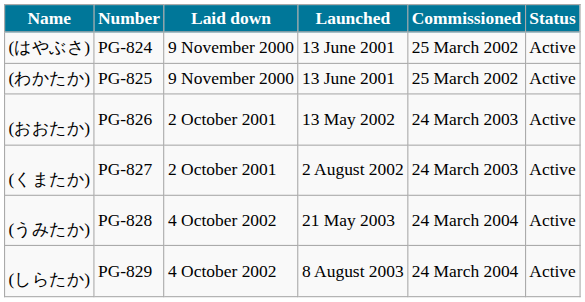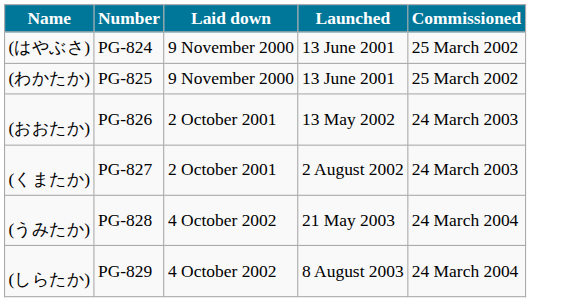- column: (553, 18)
